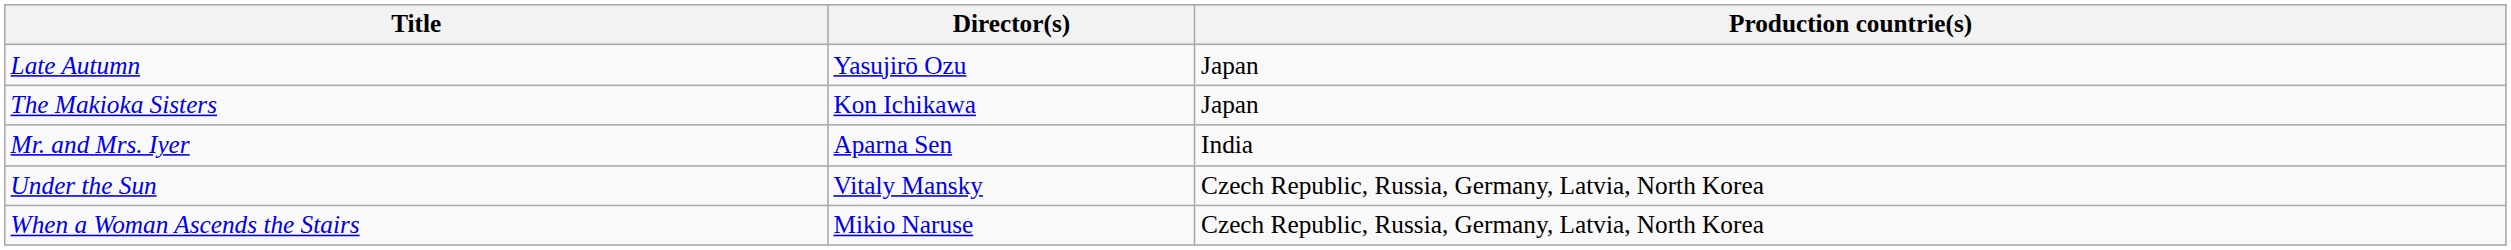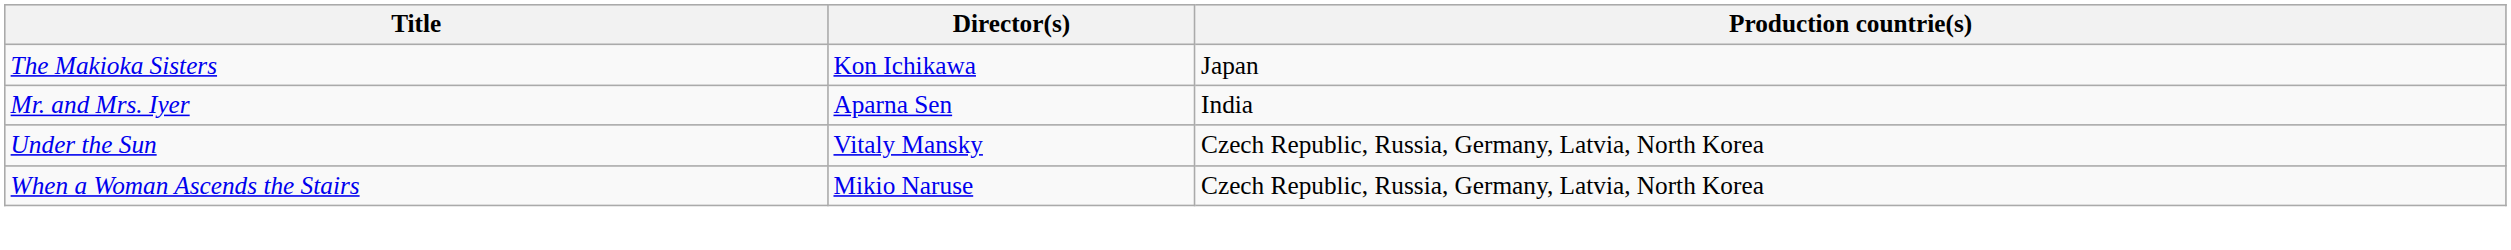- row: (75, 64)
